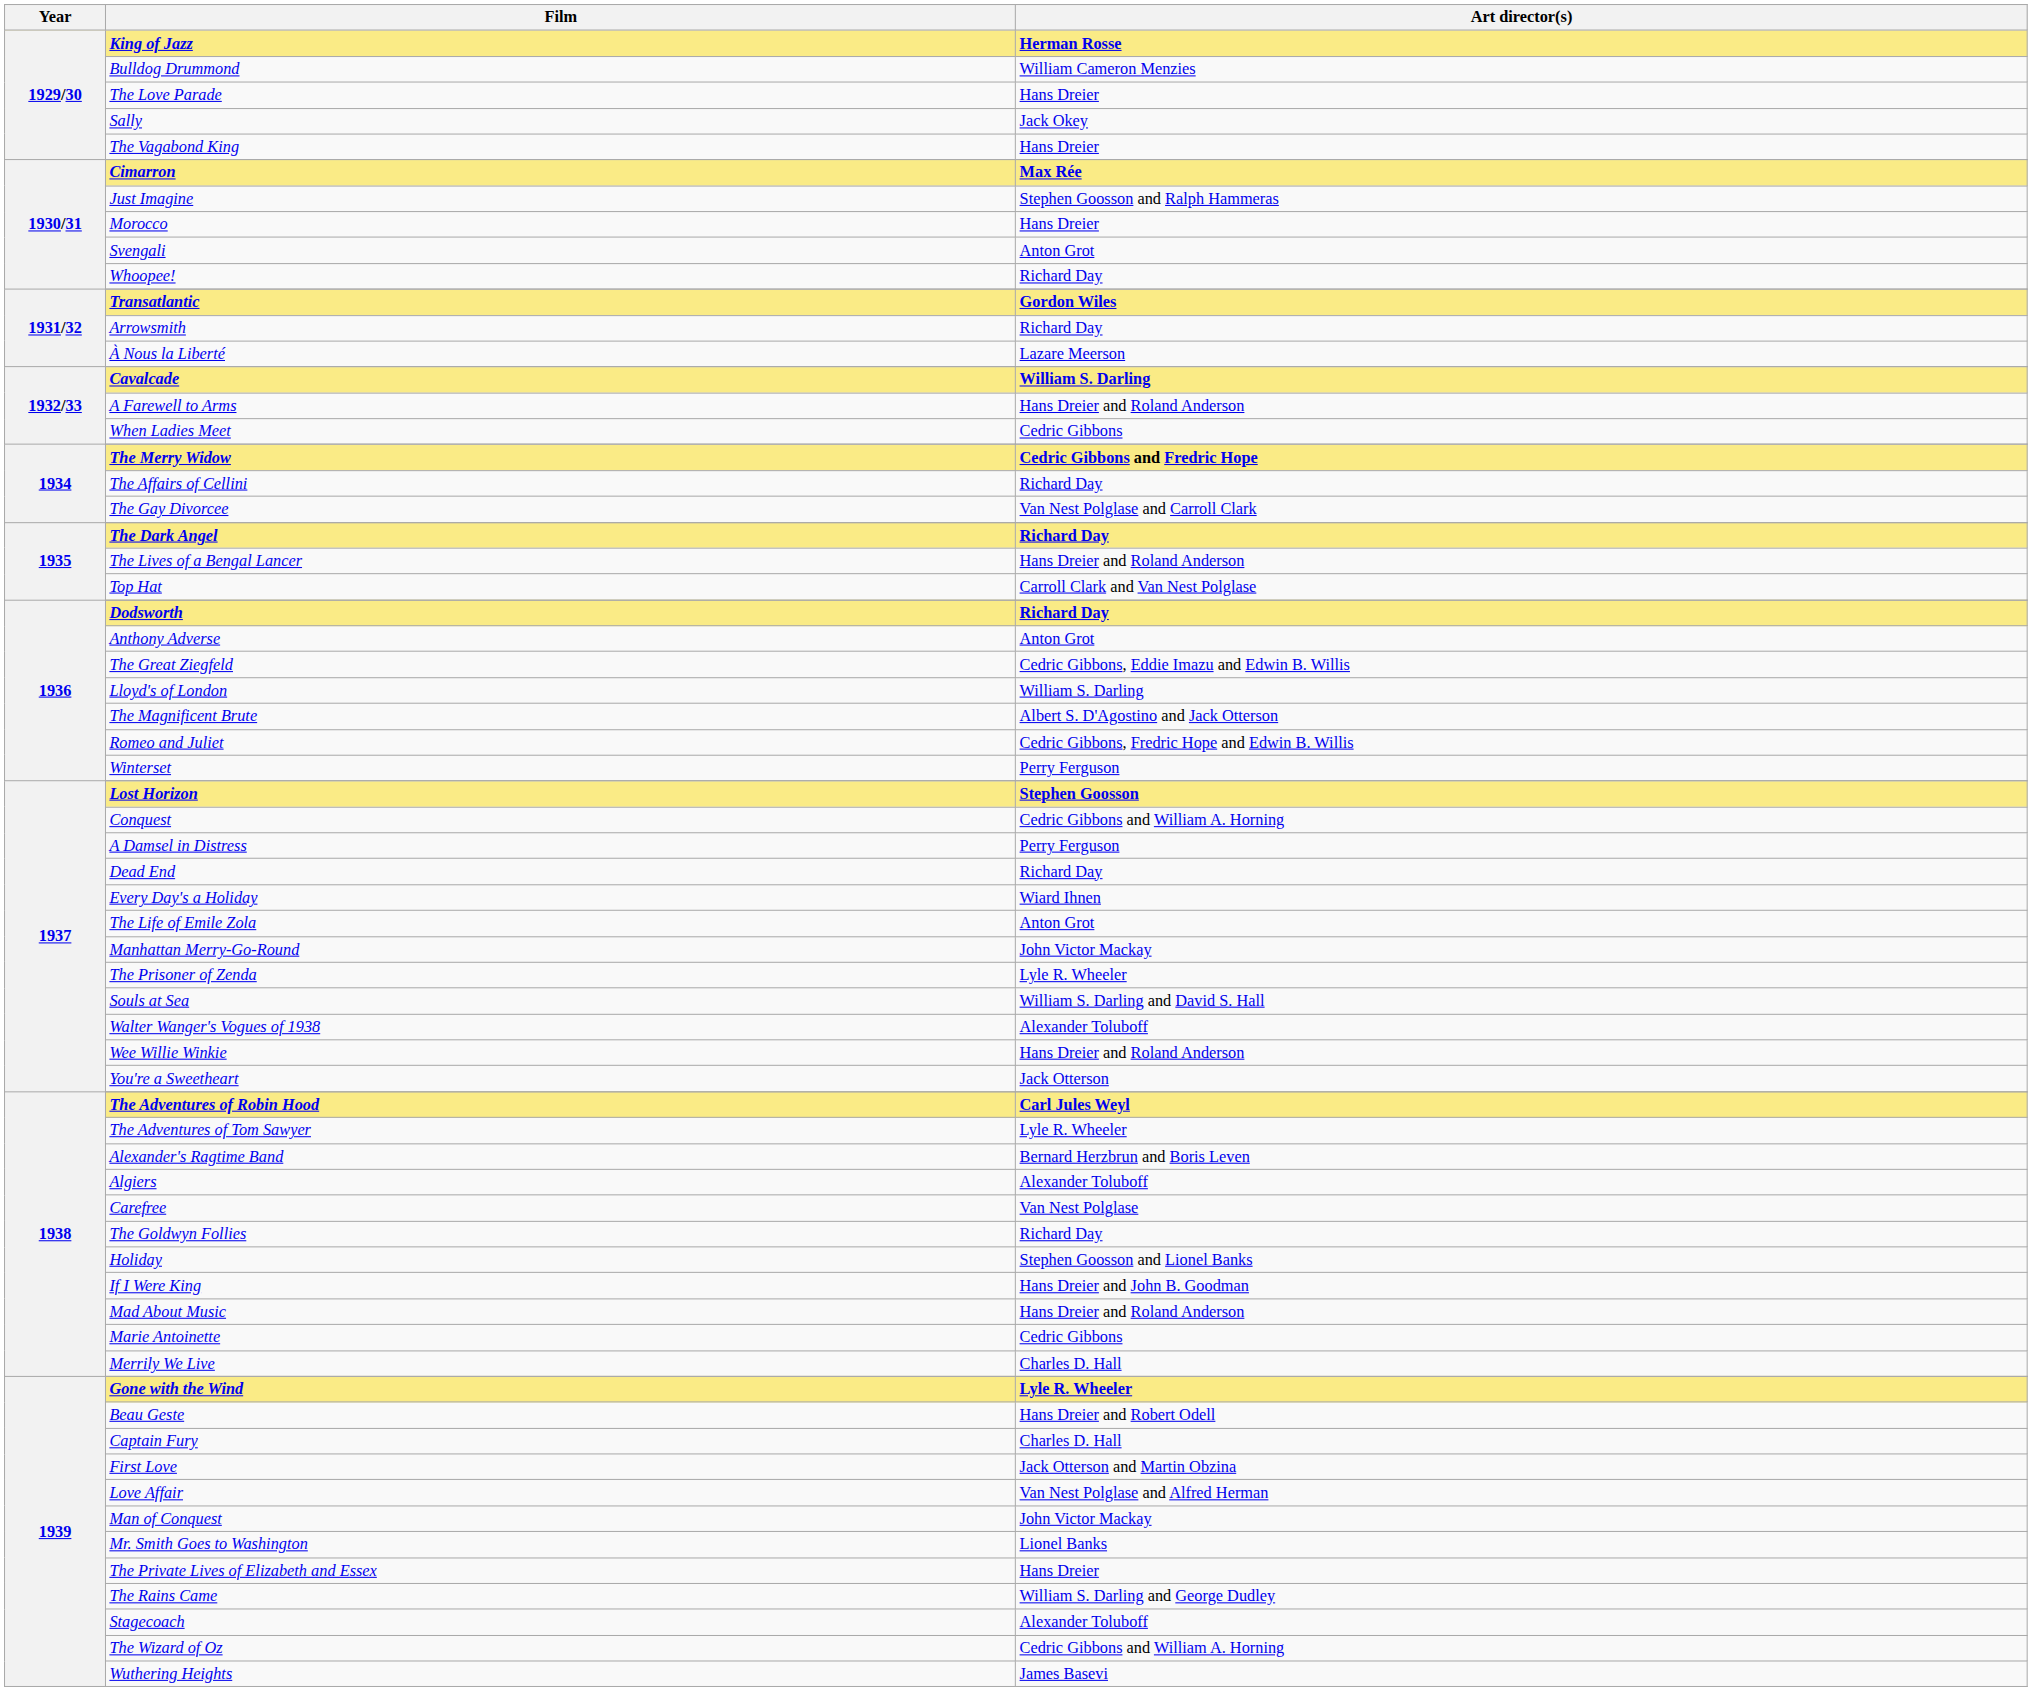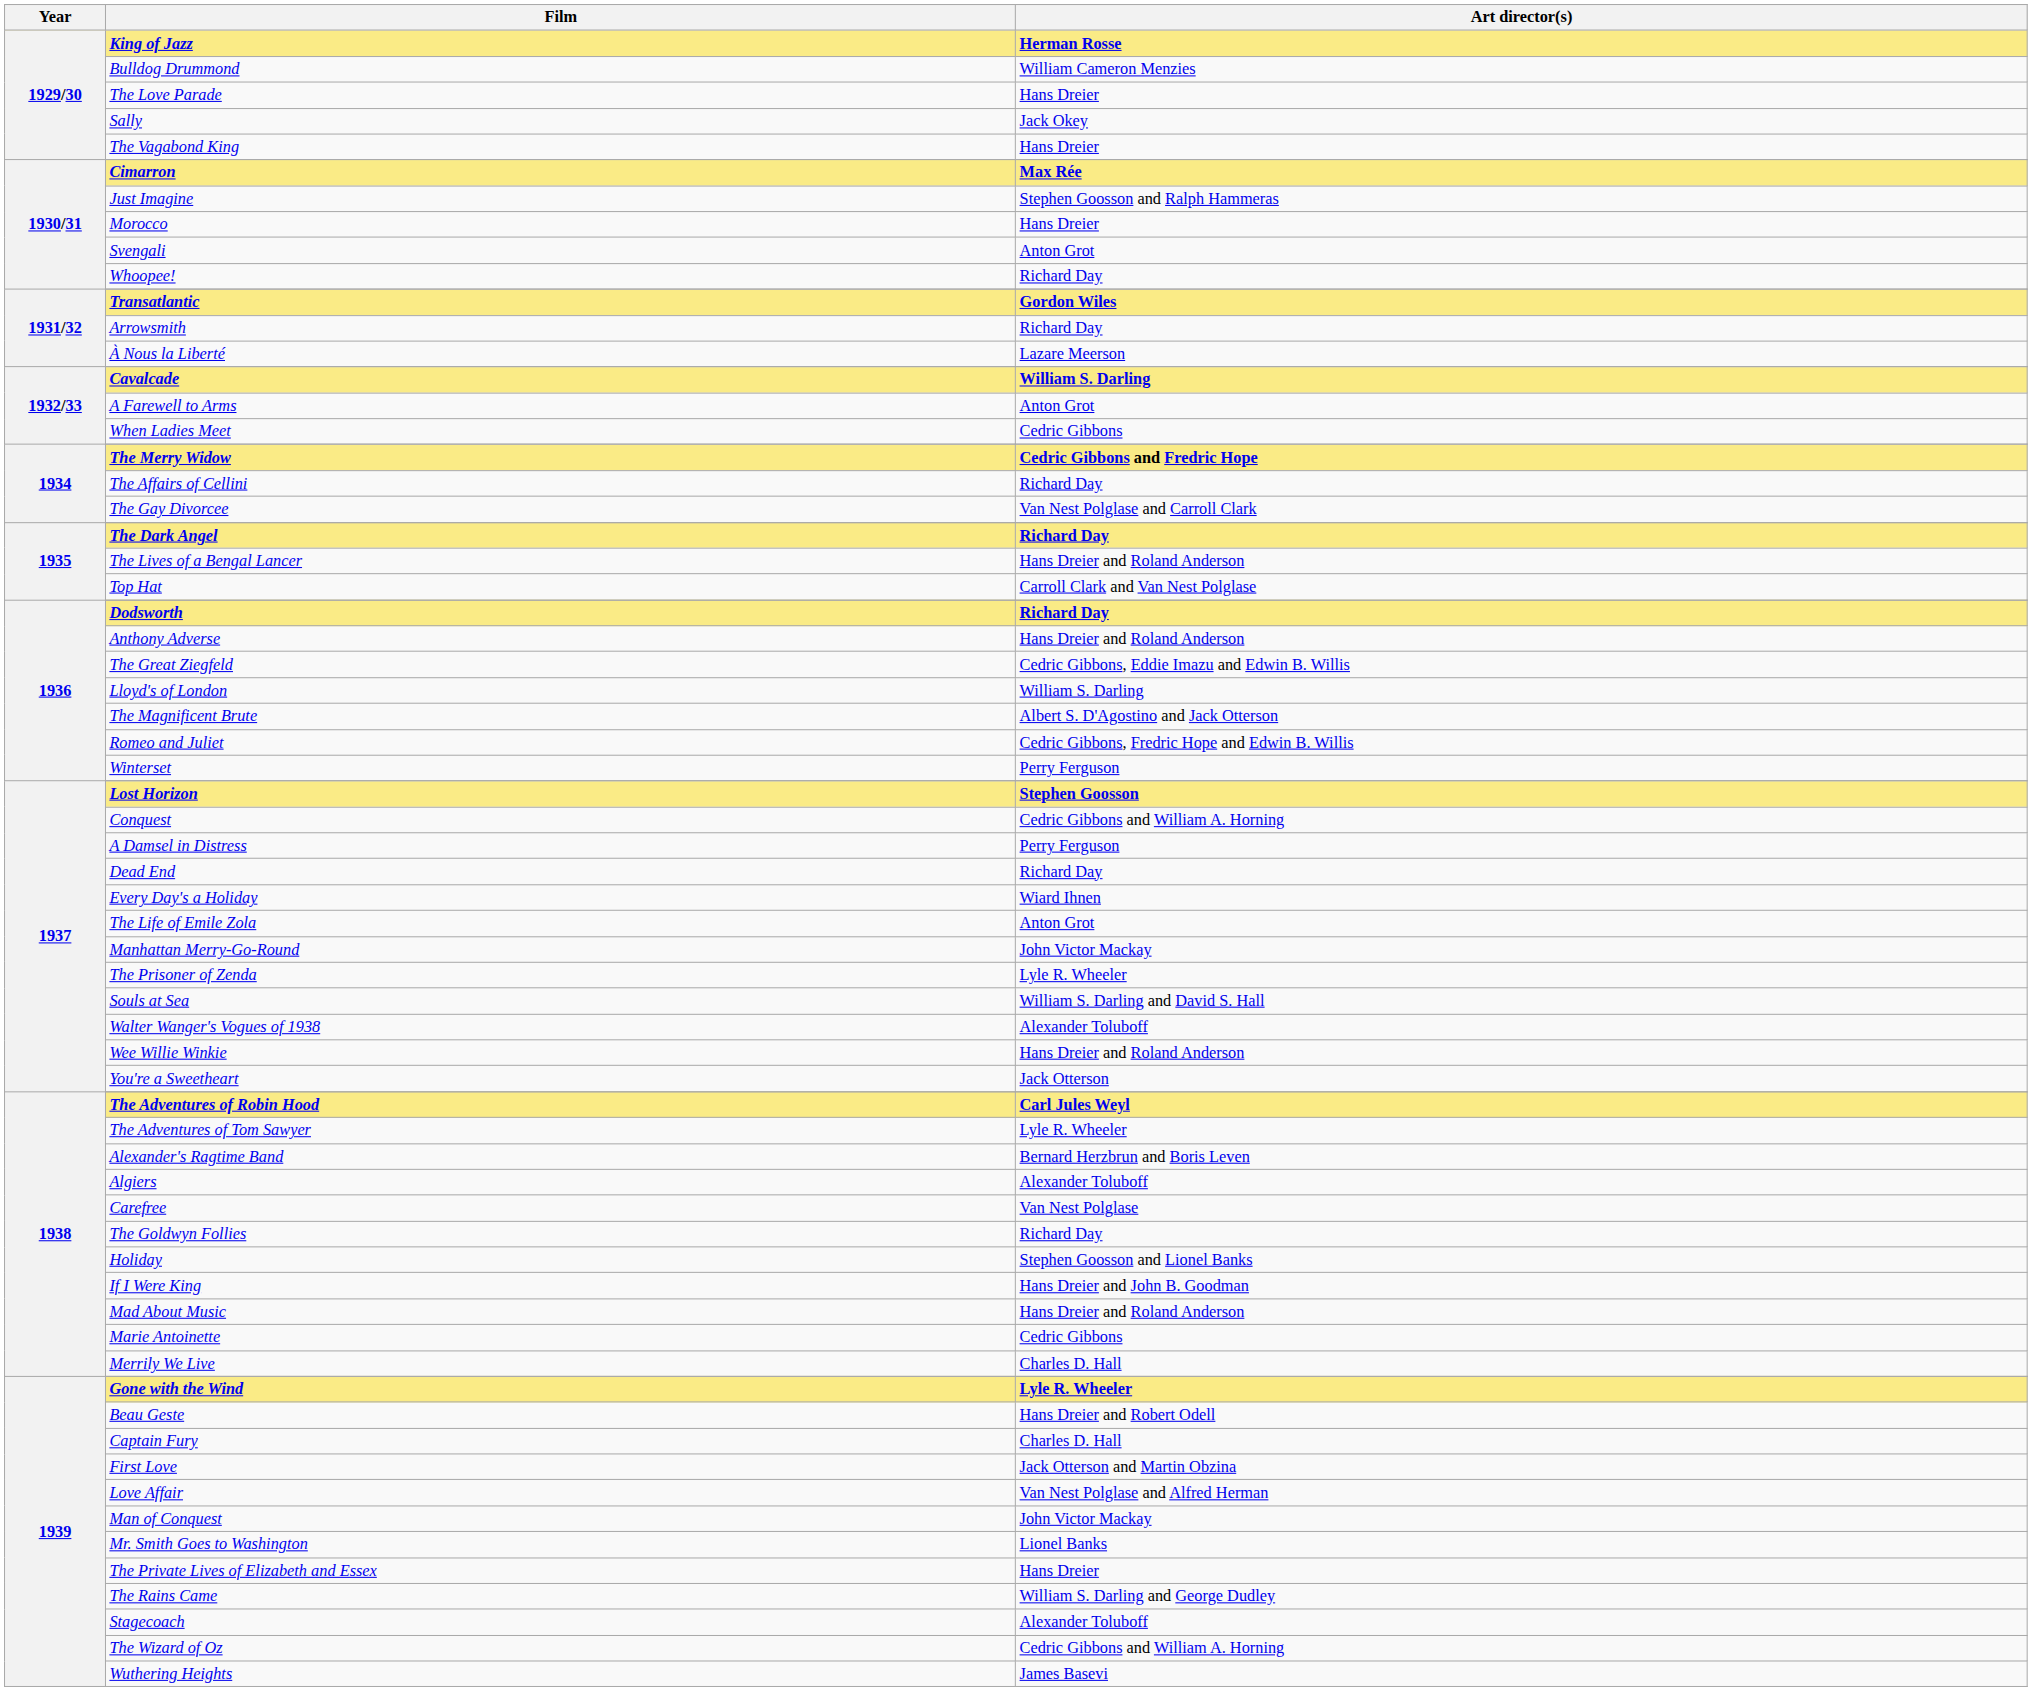(1132, 405) Hans Dreier and Roland Anderson -> (1057, 405) Anton Grot
(1057, 638) Anton Grot -> (1132, 638) Hans Dreier and Roland Anderson
